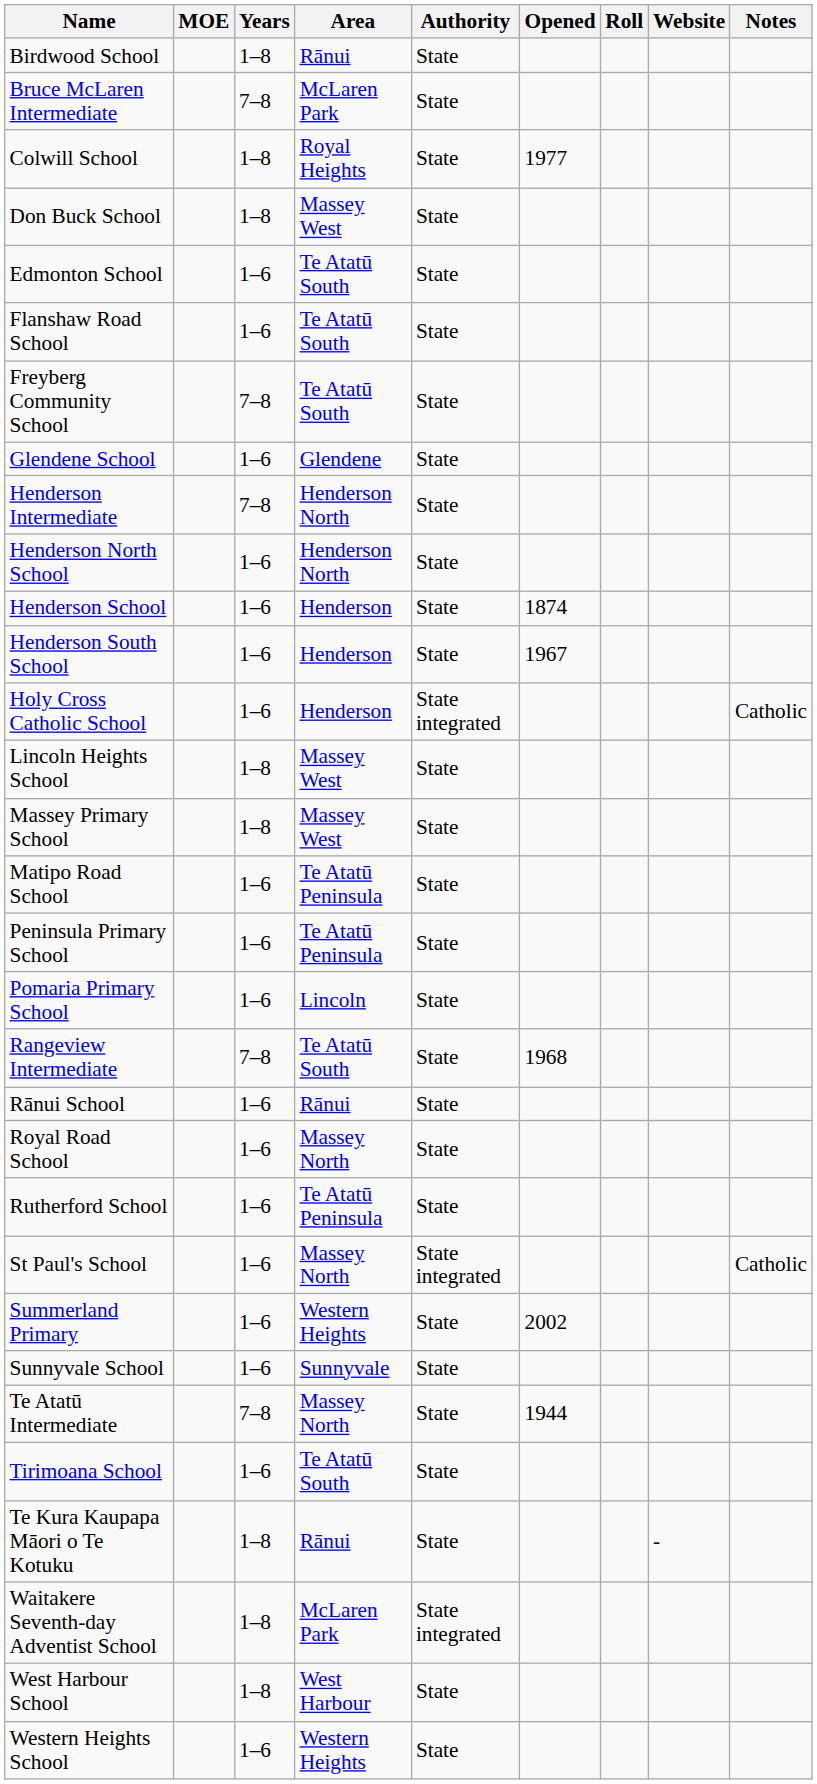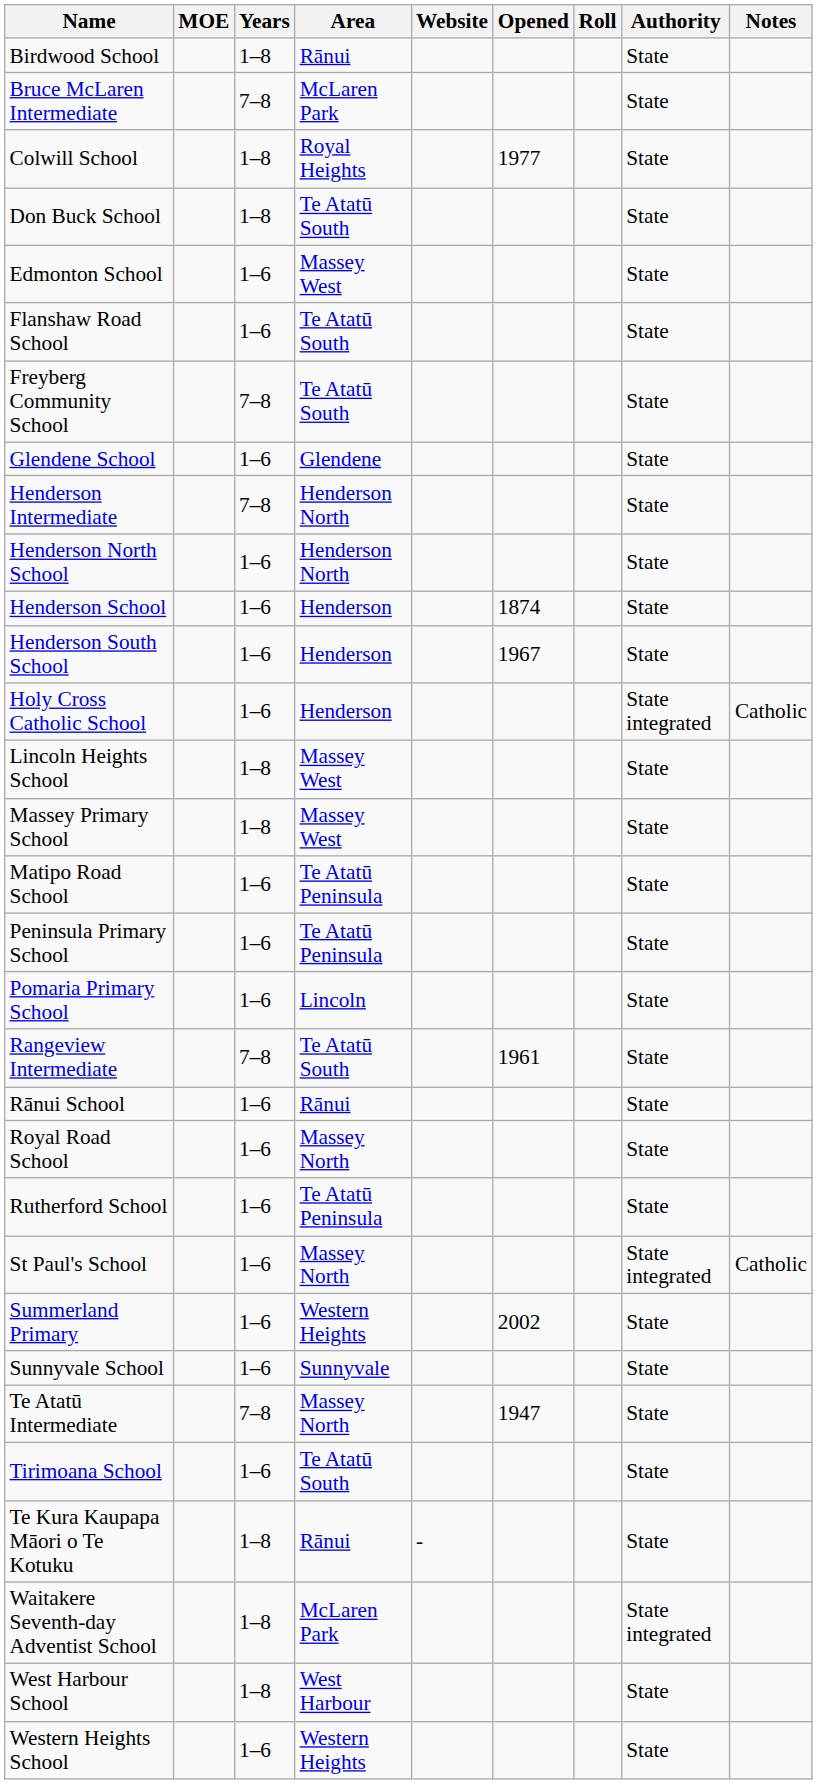columns swapped: (465, 21) <-> (689, 21)
(332, 216) Massey West -> (336, 216) Te Atatū South
(336, 273) Te Atatū South -> (332, 273) Massey West
(546, 1057) 1968 -> (519, 1057) 1961
(546, 1413) 1944 -> (519, 1413) 1947
